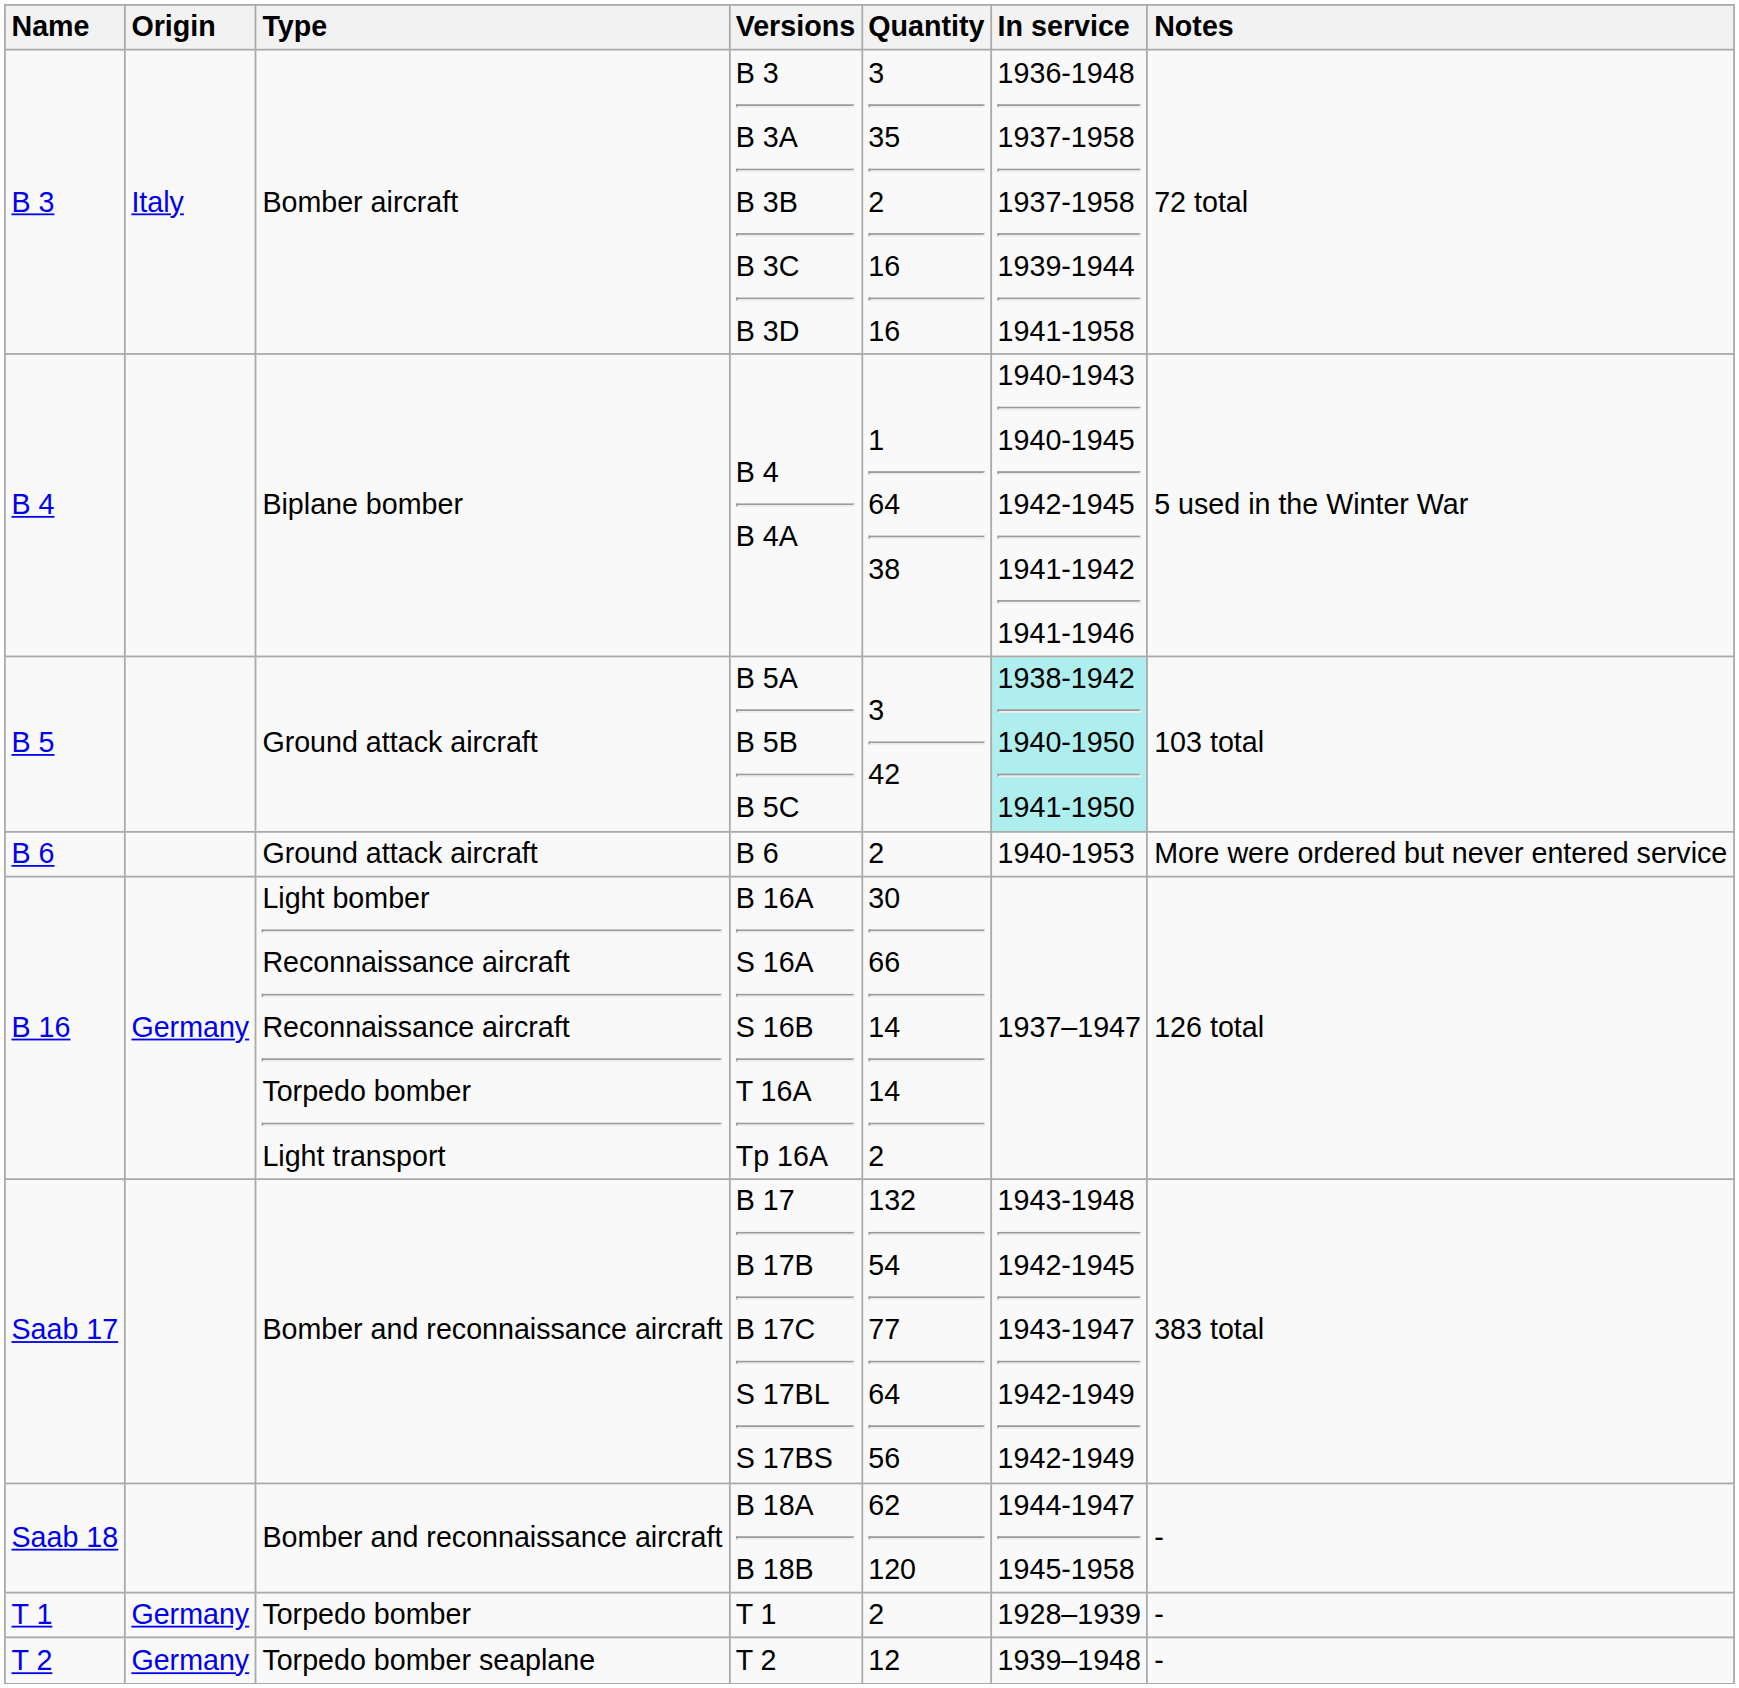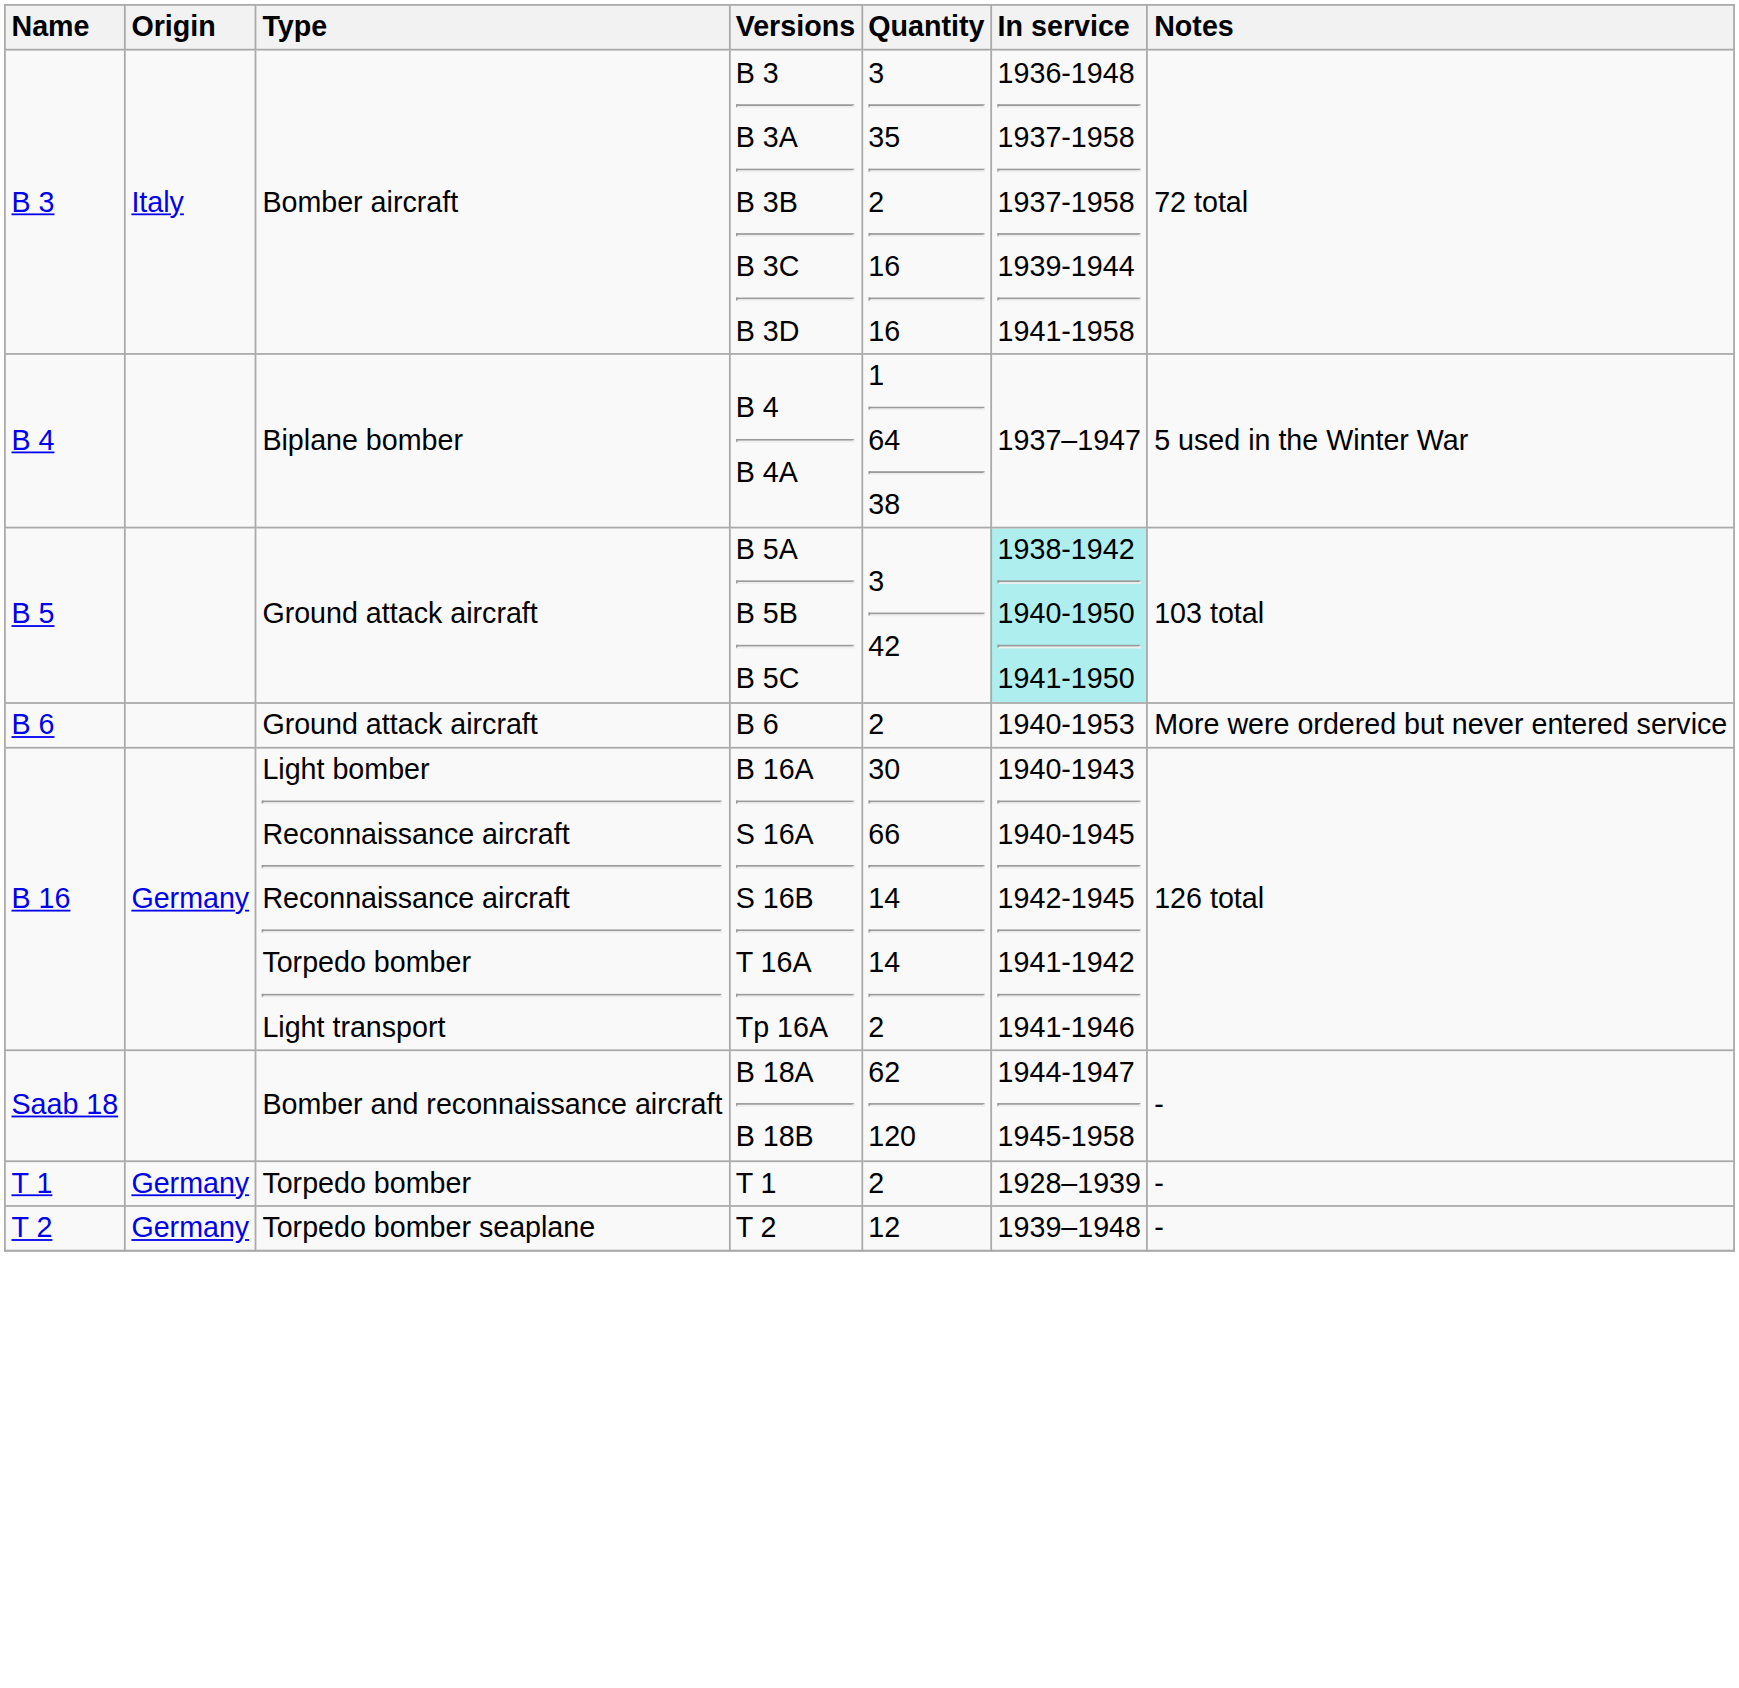(1069, 504) 1940-1943 1940-1945 1942-1945 1941-1942 1941-1946 -> (1069, 440) 1937–1947
(1069, 1027) 1937–1947 -> (1069, 898) 1940-1943 1940-1945 1942-1945 1941-1942 1941-1946
- row: (795, 1330)
